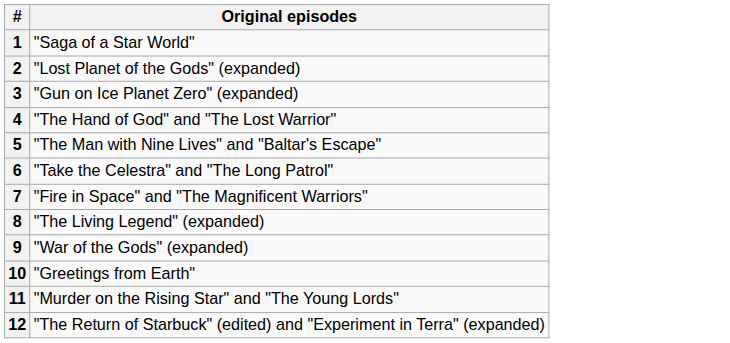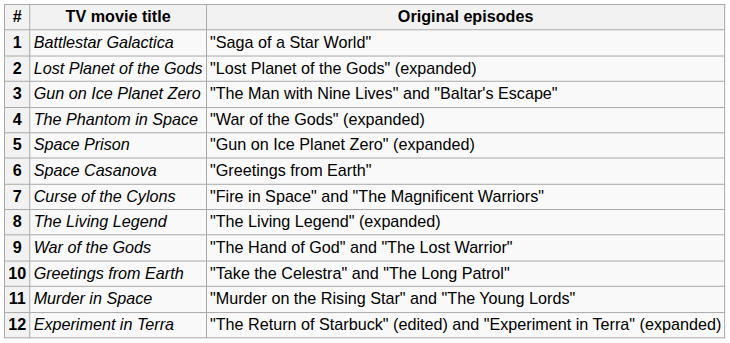+ column: (118, 17)
(166, 94) "Gun on Ice Planet Zero" (expanded) -> (384, 94) "The Man with Nine Lives" and "Baltar's Escape"
(185, 119) "The Hand of God" and "The Lost Warrior" -> (317, 119) "War of the Gods" (expanded)
(207, 145) "The Man with Nine Lives" and "Baltar's Escape" -> (342, 145) "Gun on Ice Planet Zero" (expanded)
(183, 171) "Take the Celestra" and "The Long Patrol" -> (291, 171) "Greetings from Earth"
(141, 247) "War of the Gods" (expanded) -> (361, 247) "The Hand of God" and "The Lost Warrior"
(114, 273) "Greetings from Earth" -> (360, 273) "Take the Celestra" and "The Long Patrol"
